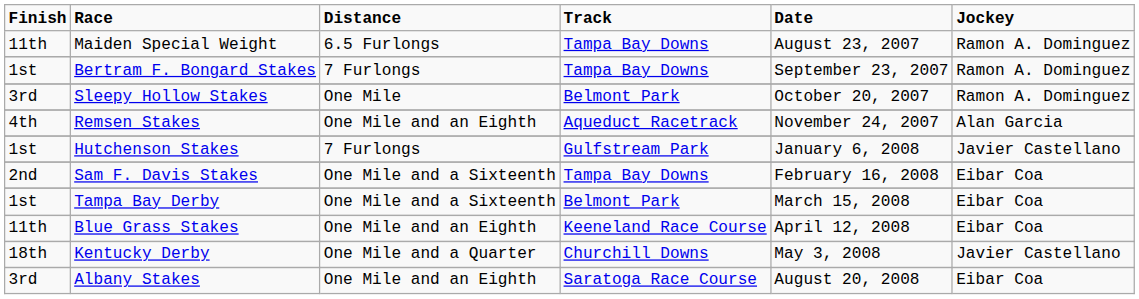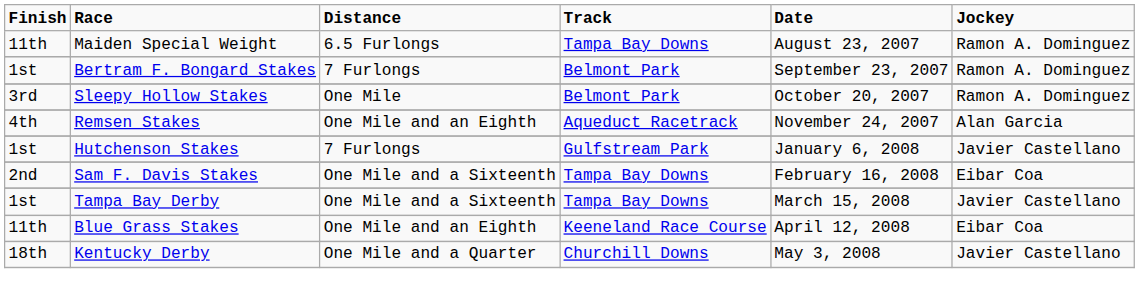(636, 70) Tampa Bay Downs -> (622, 70) Belmont Park
(622, 202) Belmont Park -> (636, 202) Tampa Bay Downs
(1000, 202) Eibar Coa -> (1038, 202) Javier Castellano
- row: (137, 280)
